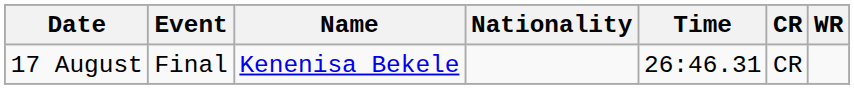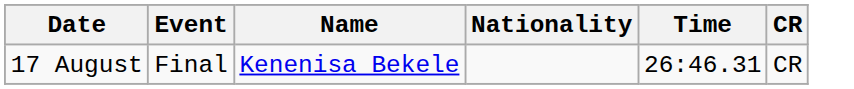- column: (829, 25)
